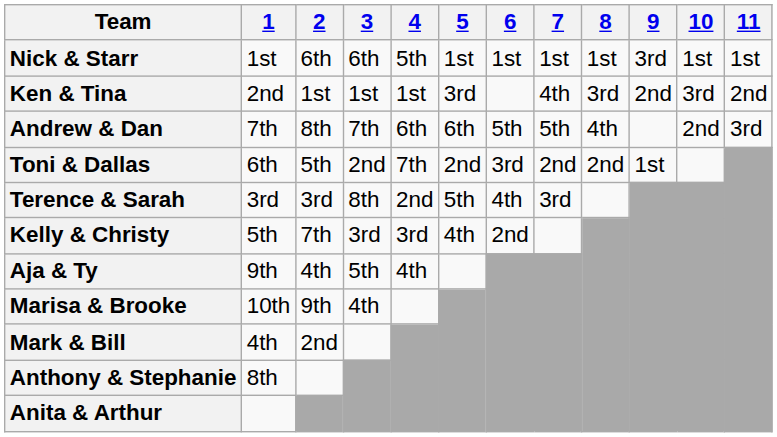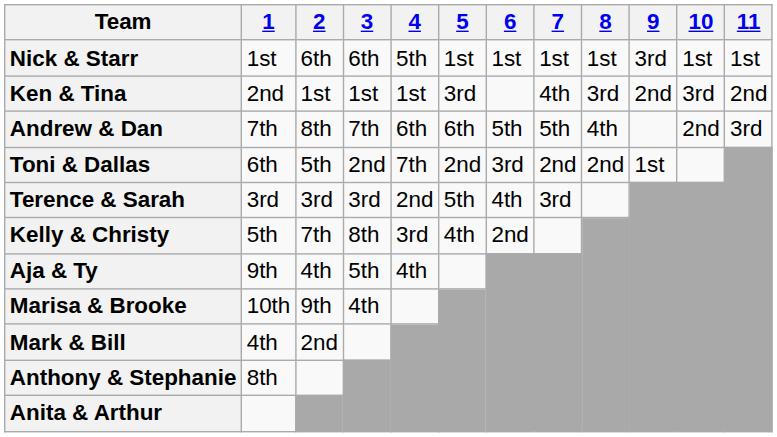(364, 199) 8th -> (364, 199) 3rd
(364, 235) 3rd -> (364, 235) 8th
